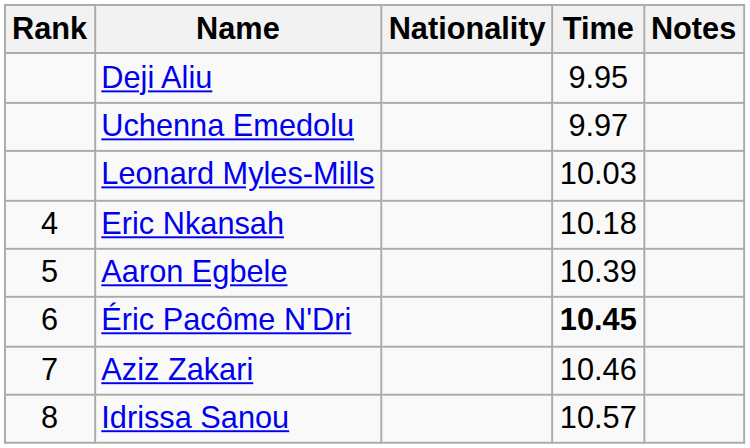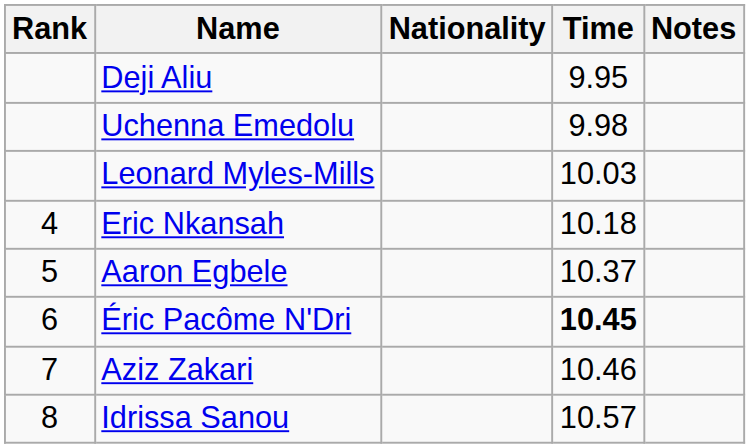(598, 126) 9.97 -> (598, 126) 9.98
(598, 272) 10.39 -> (598, 272) 10.37
